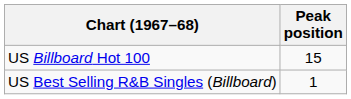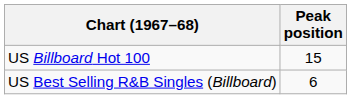(313, 81) 1 -> (313, 81) 6
